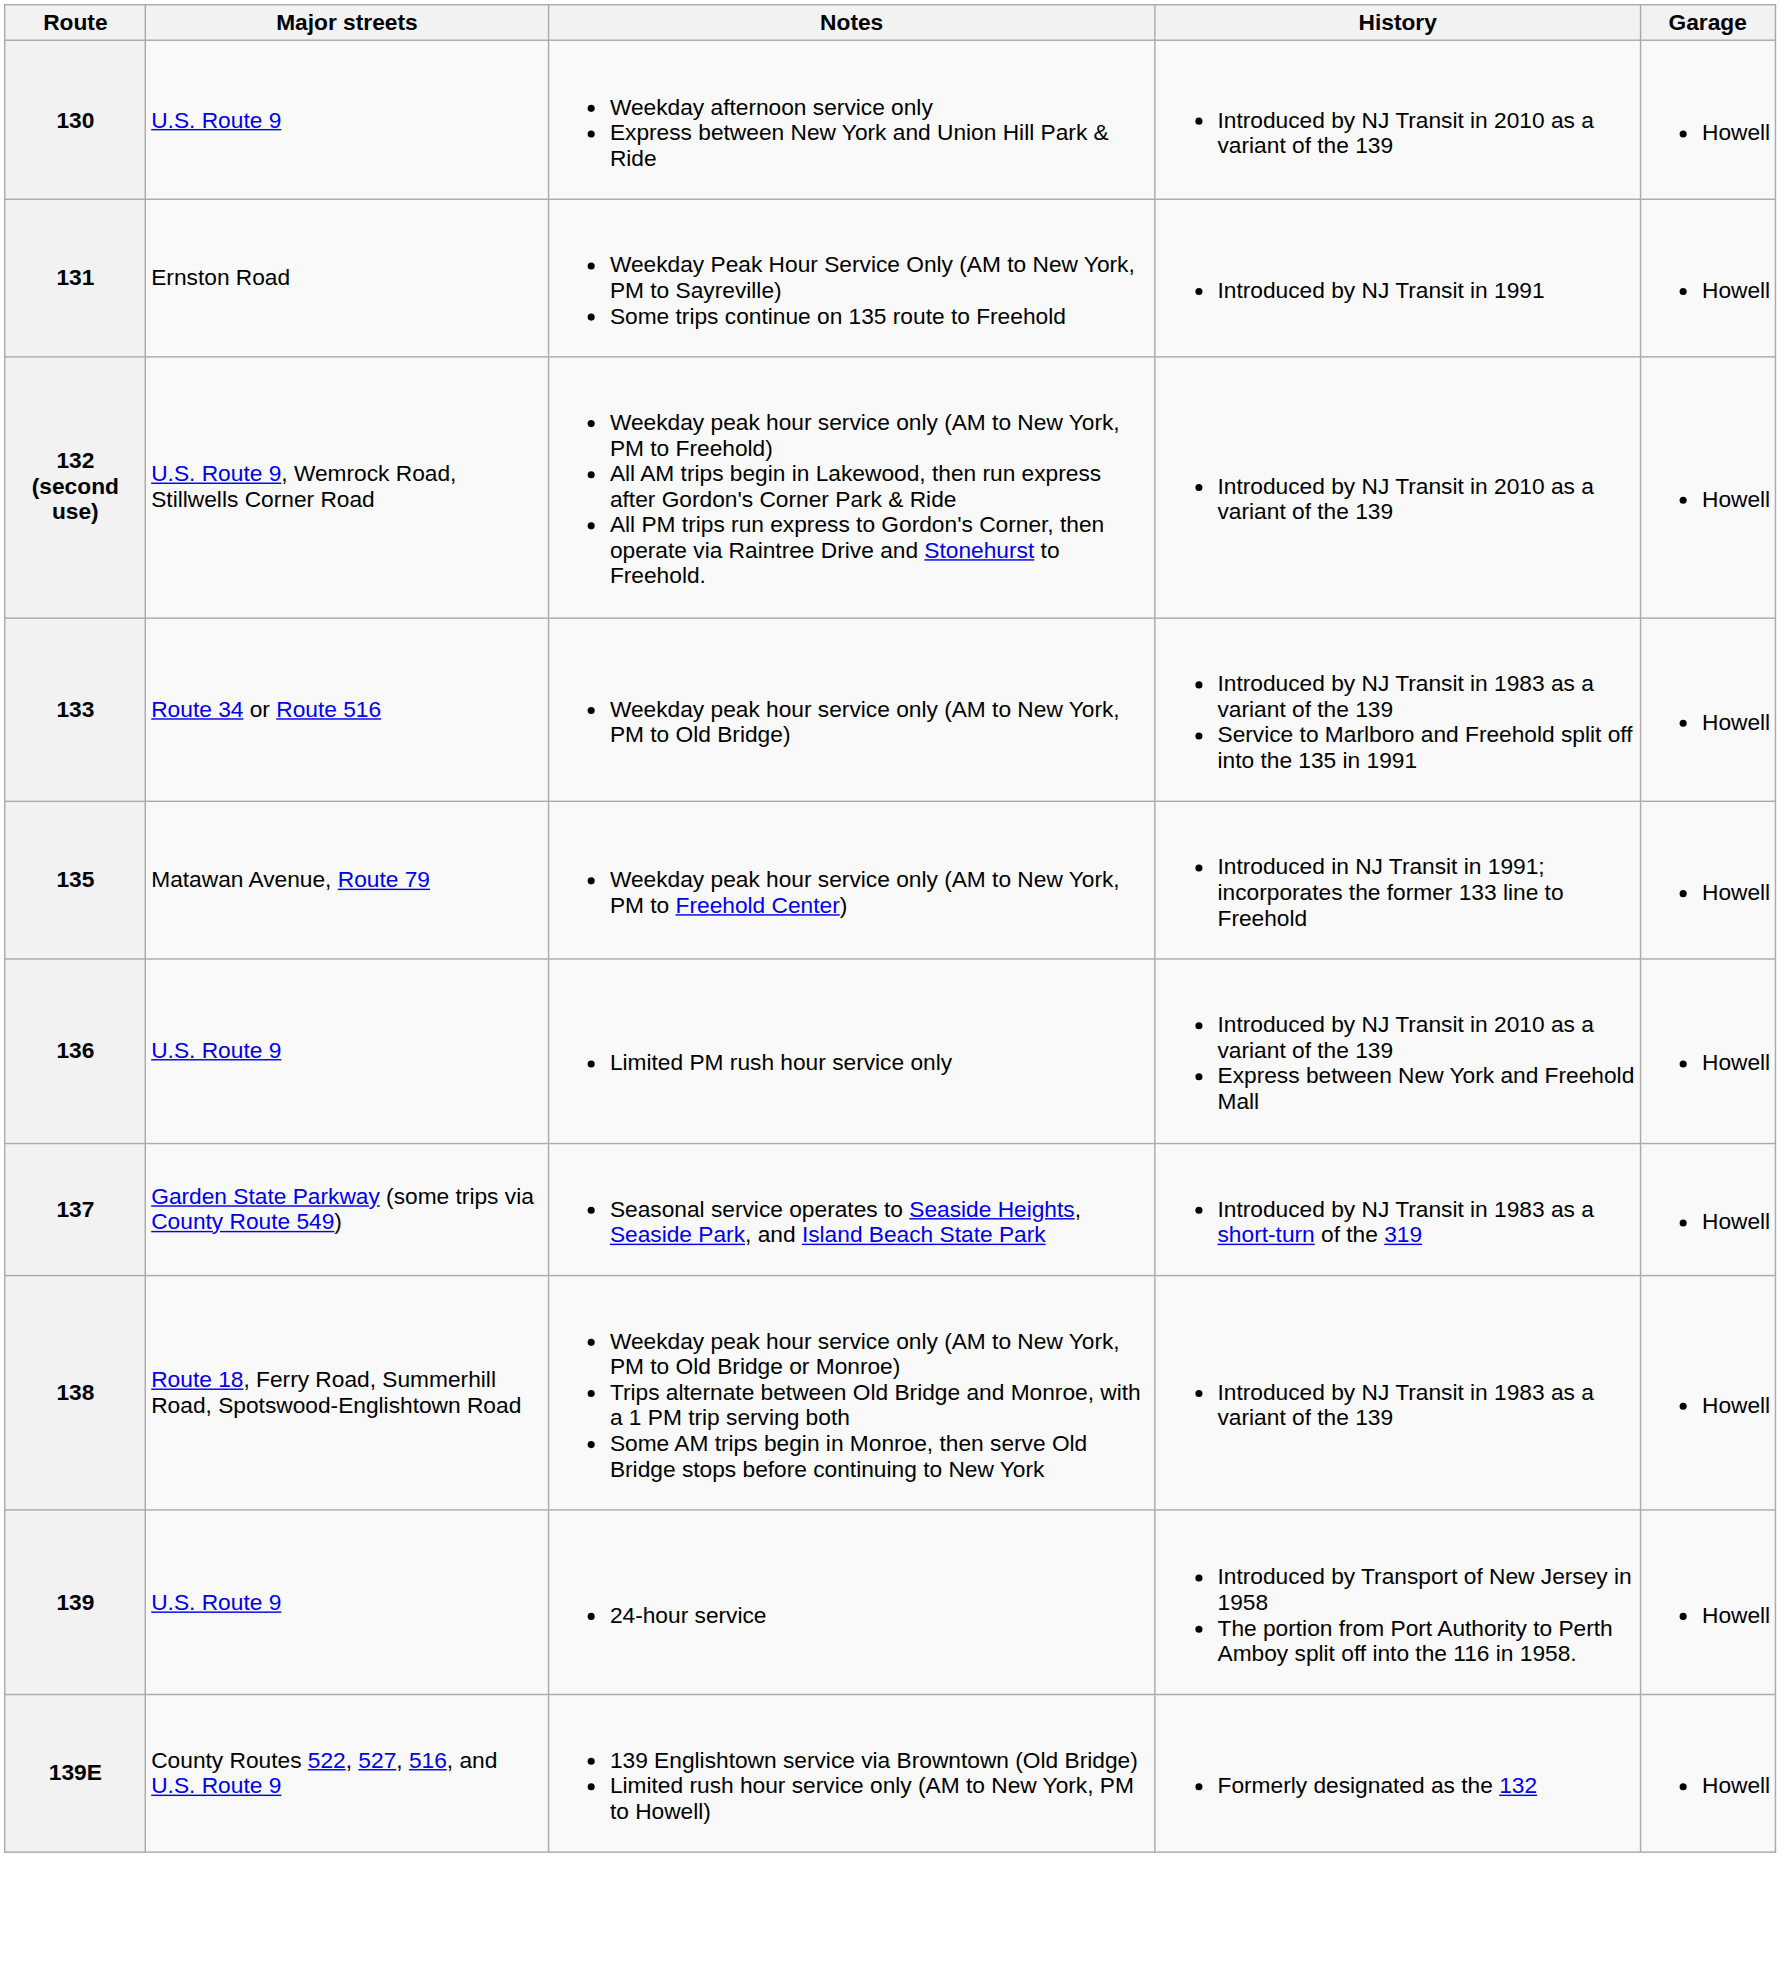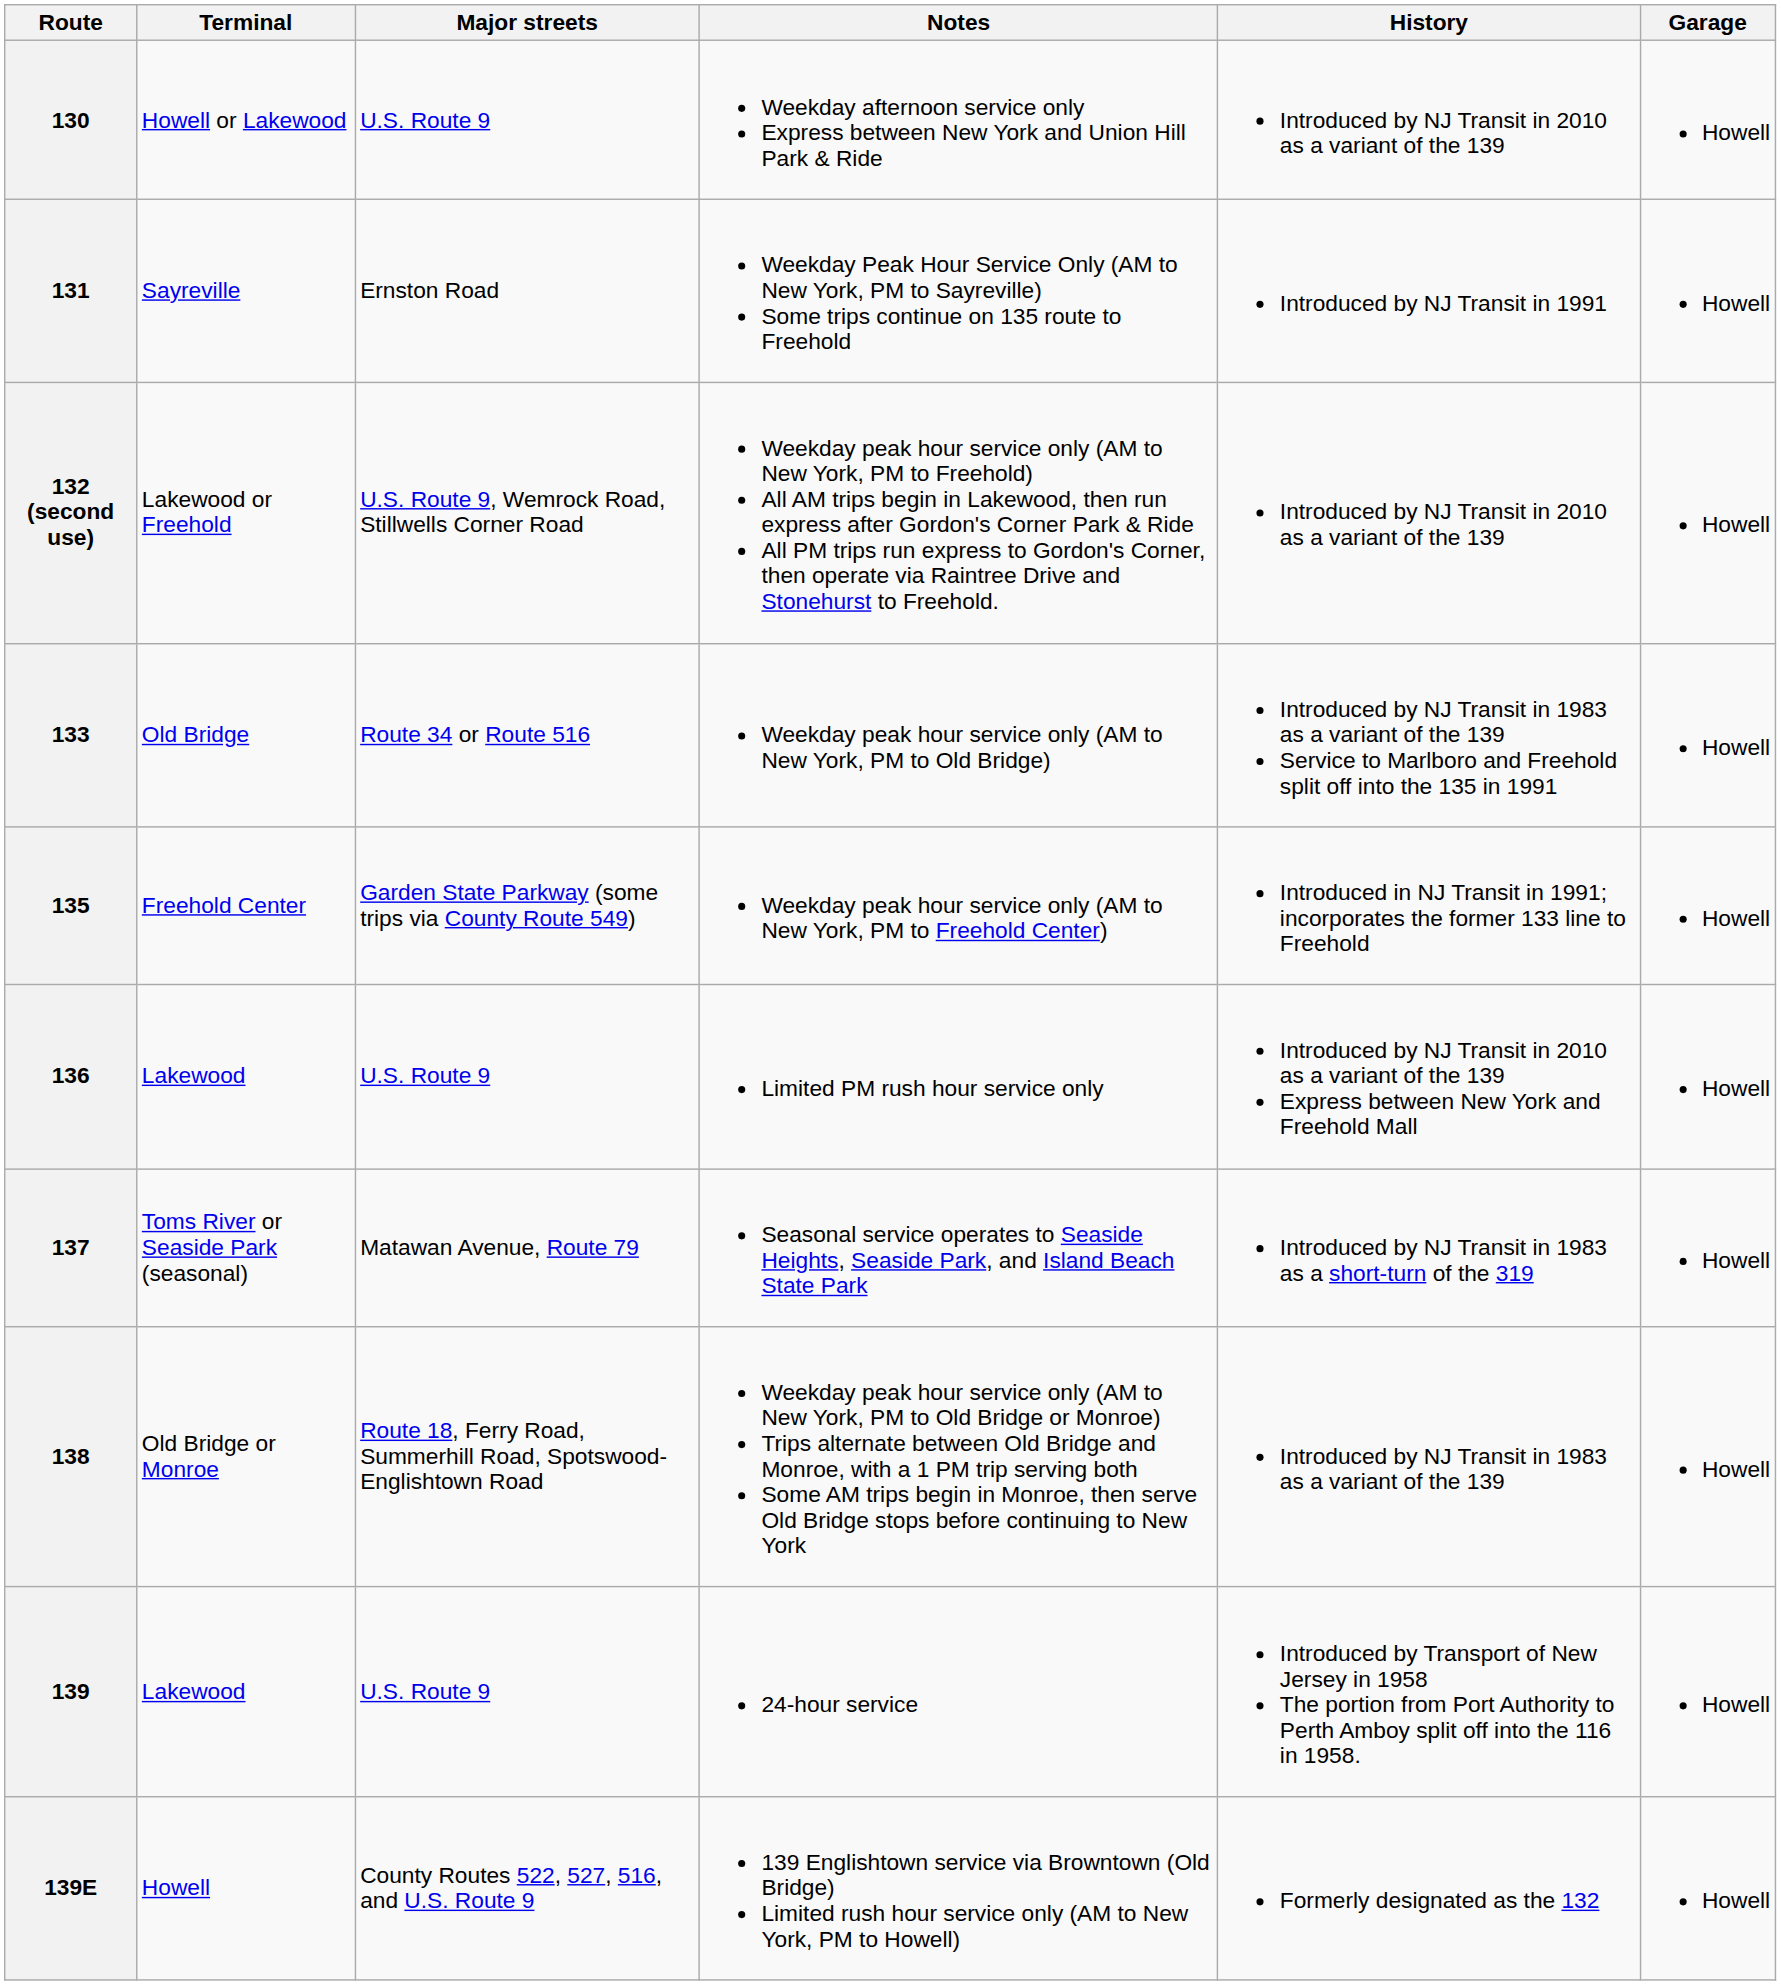+ column: (246, 22)
(291, 880) Matawan Avenue, Route 79 -> (509, 905) Garden State Parkway (some trips via County Route 549)
(343, 1209) Garden State Parkway (some trips via County Route 549) -> (500, 1247) Matawan Avenue, Route 79
